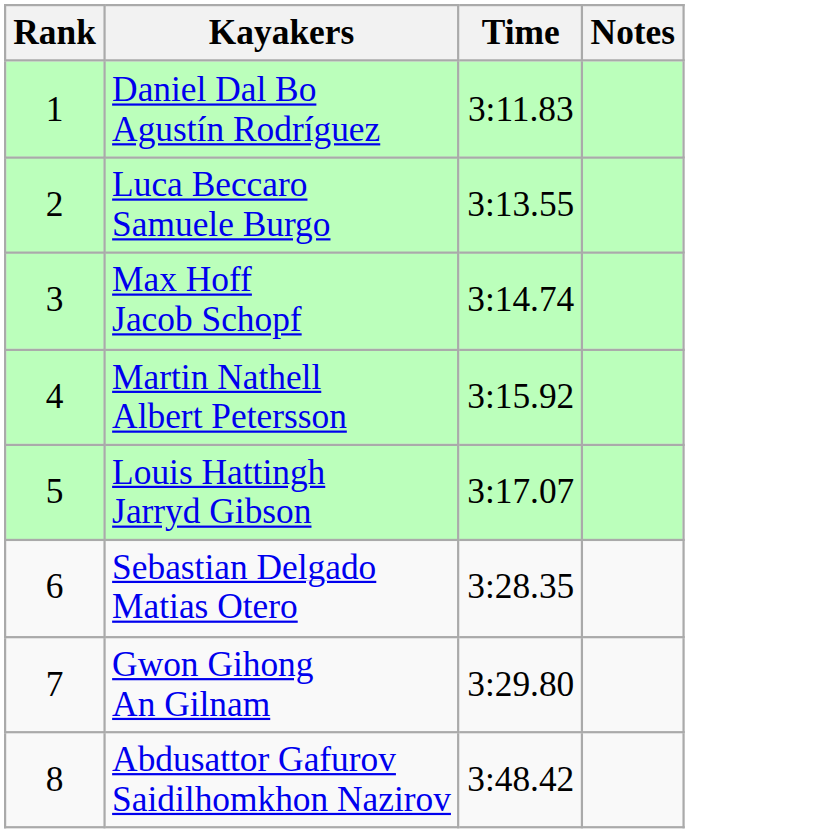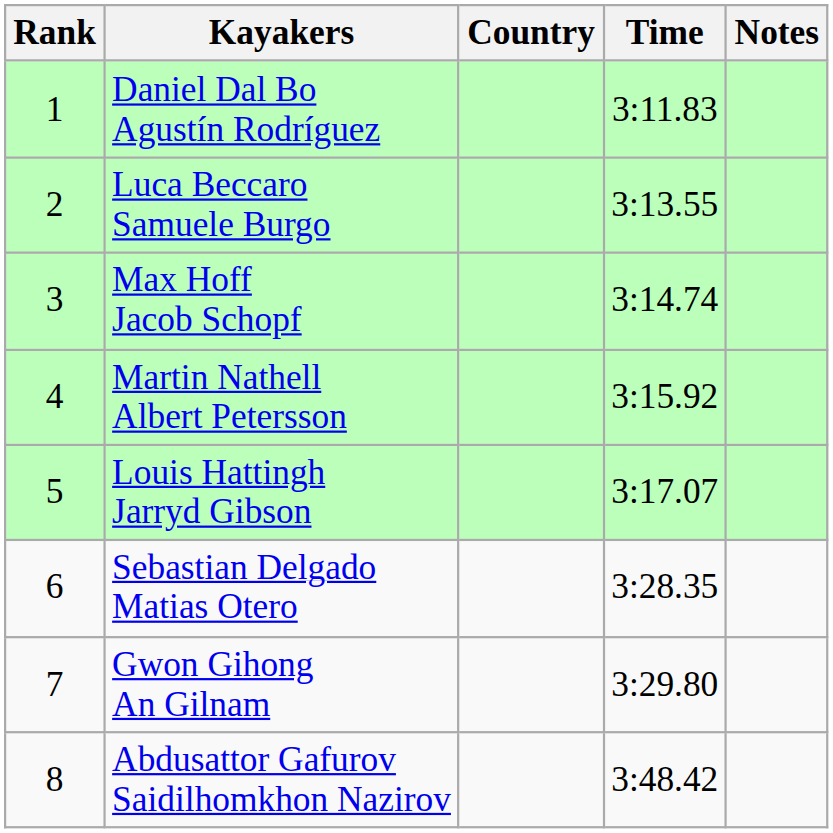+ column: (531, 32)
